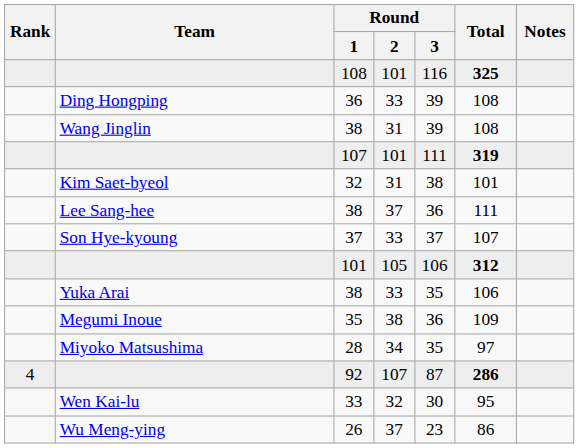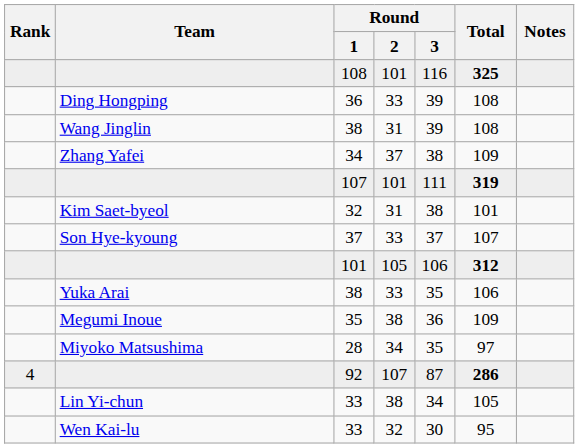+ row: (102, 155)
- row: (107, 210)
+ row: (101, 401)
- row: (112, 429)
